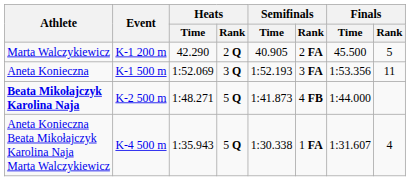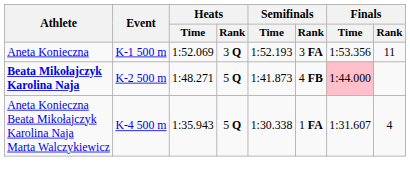- row: (59, 52)
(350, 98) no background -> (350, 78) pink background
